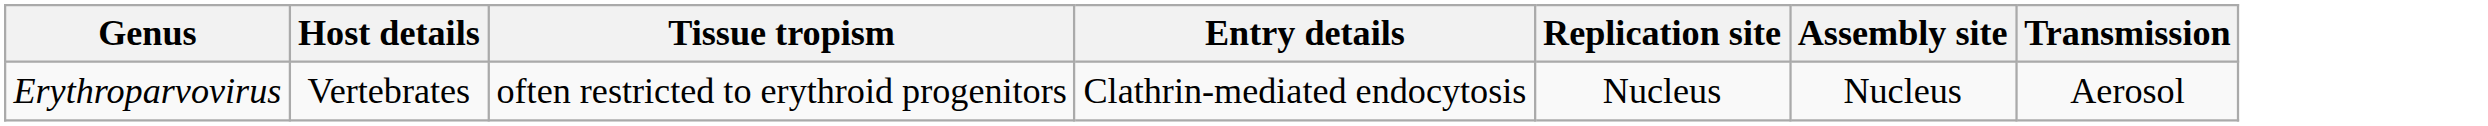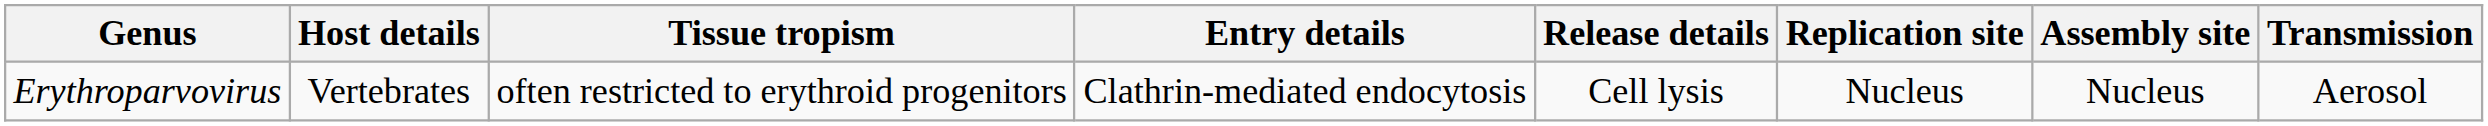+ column: (1656, 33)
